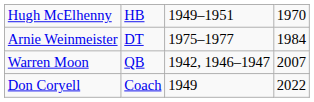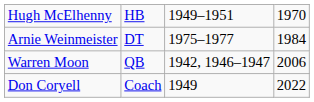(291, 62) 2007 -> (291, 62) 2006
